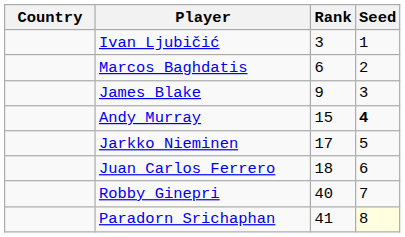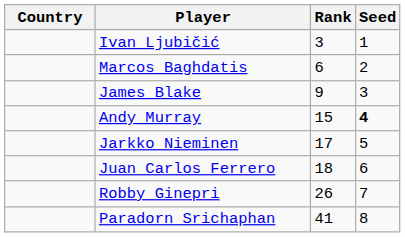(324, 194) 40 -> (324, 194) 26
(364, 219) lightyellow background -> (364, 219) no background
